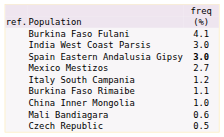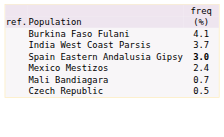(201, 45) 3.0 -> (201, 45) 3.7
(201, 68) 2.7 -> (201, 68) 2.4
- row: (82, 80)
- row: (82, 91)
- row: (82, 103)
(201, 114) 0.6 -> (201, 80) 0.7
